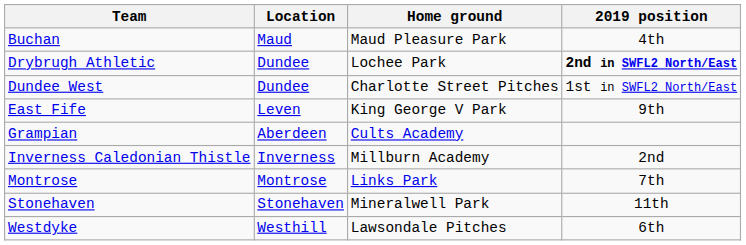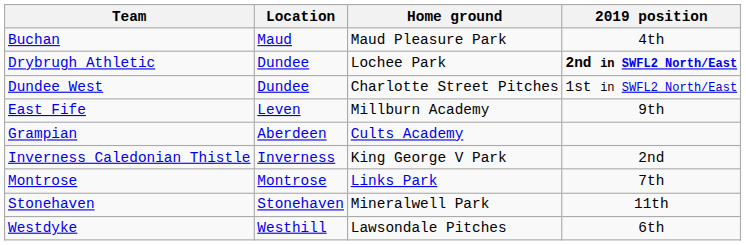(429, 110) King George V Park -> (420, 110) Millburn Academy
(420, 157) Millburn Academy -> (429, 157) King George V Park
